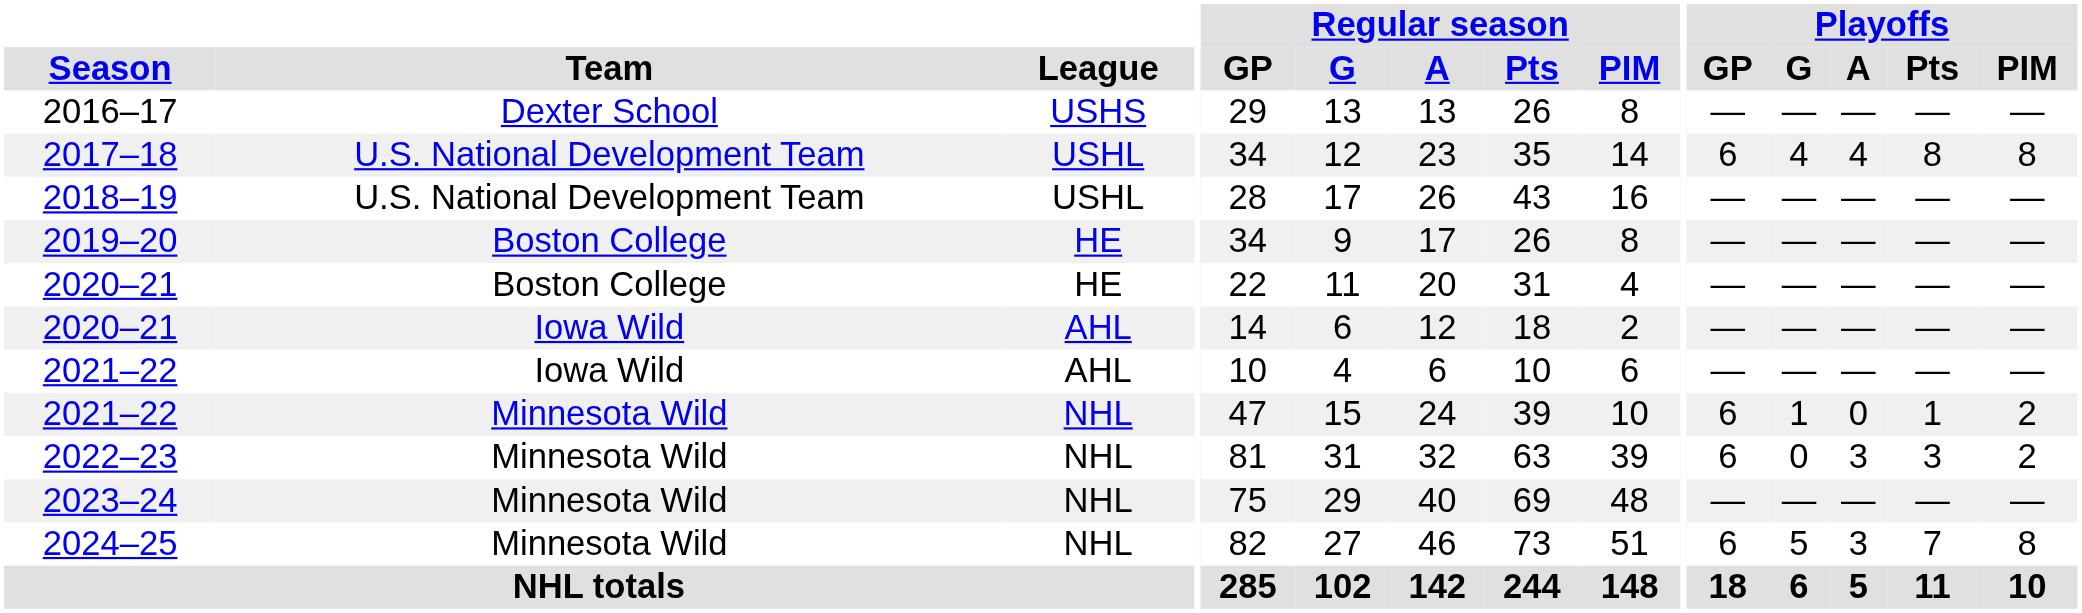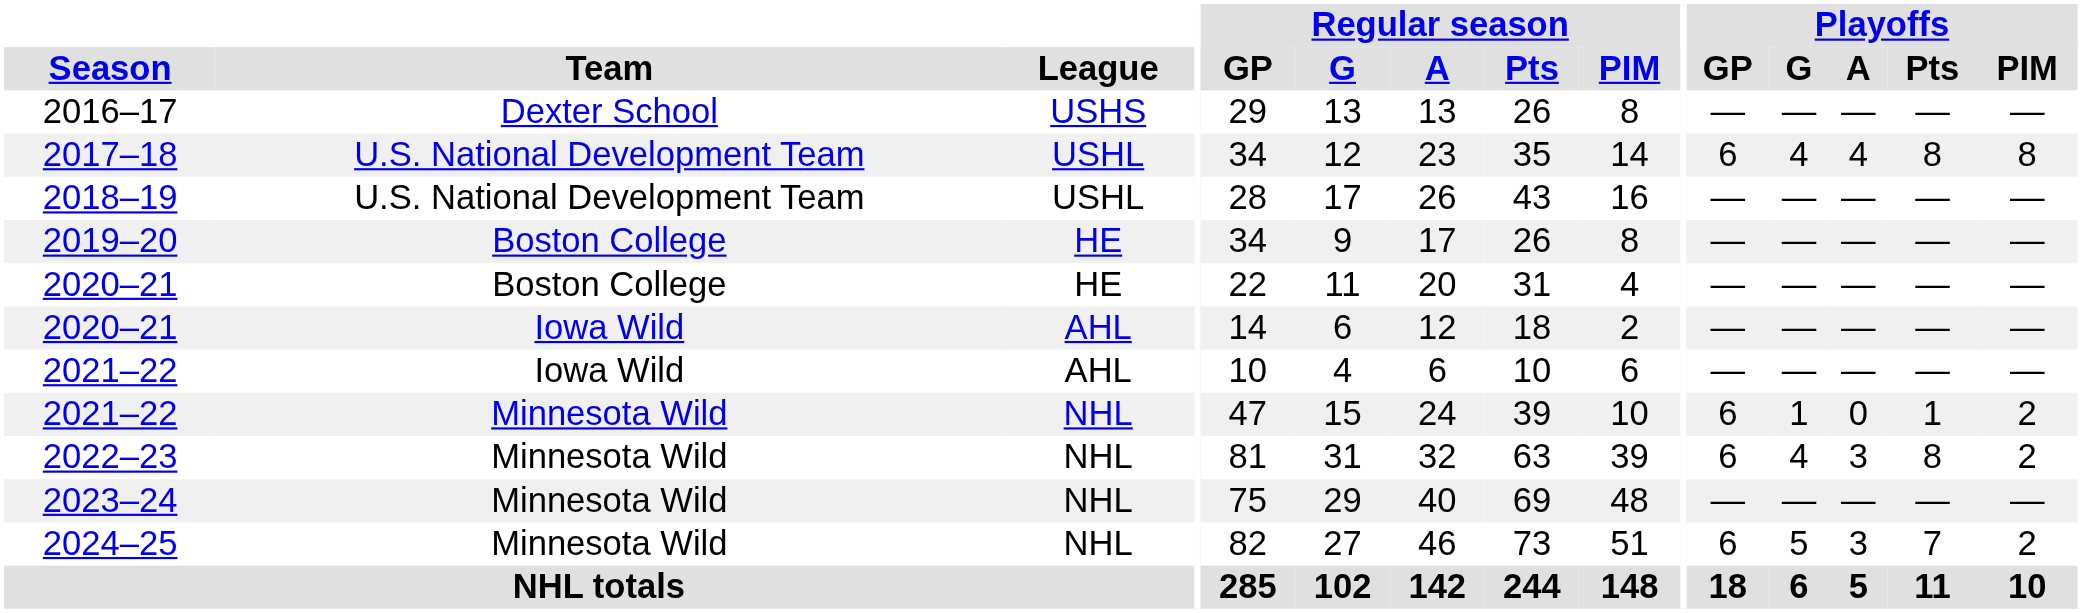(1799, 457) 0 -> (1799, 457) 4
(1932, 457) 3 -> (1932, 457) 8
(2027, 543) 8 -> (2027, 543) 2
